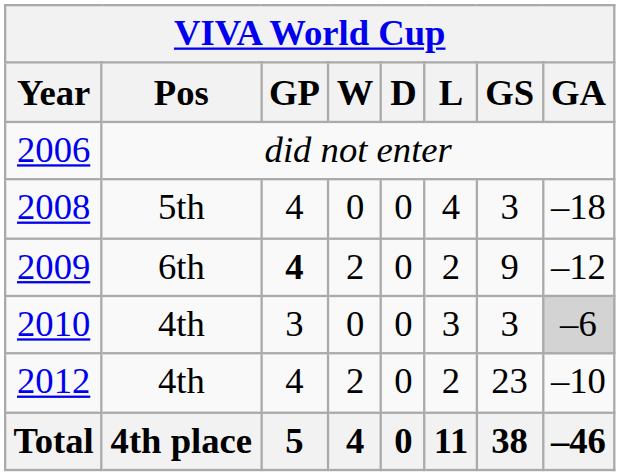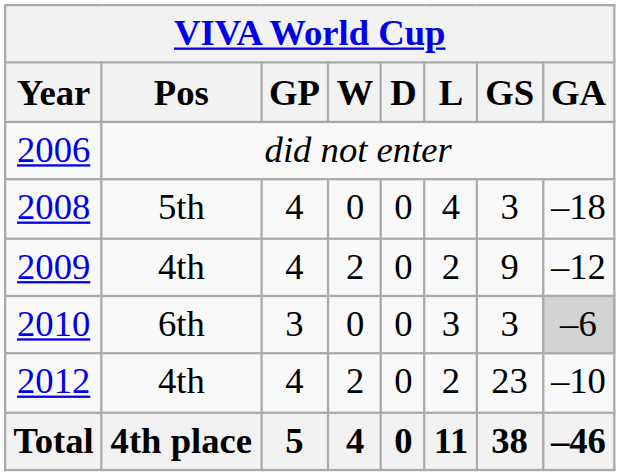(181, 265) 6th -> (181, 265) 4th
(294, 265) bold -> (294, 265) normal
(181, 324) 4th -> (181, 324) 6th
